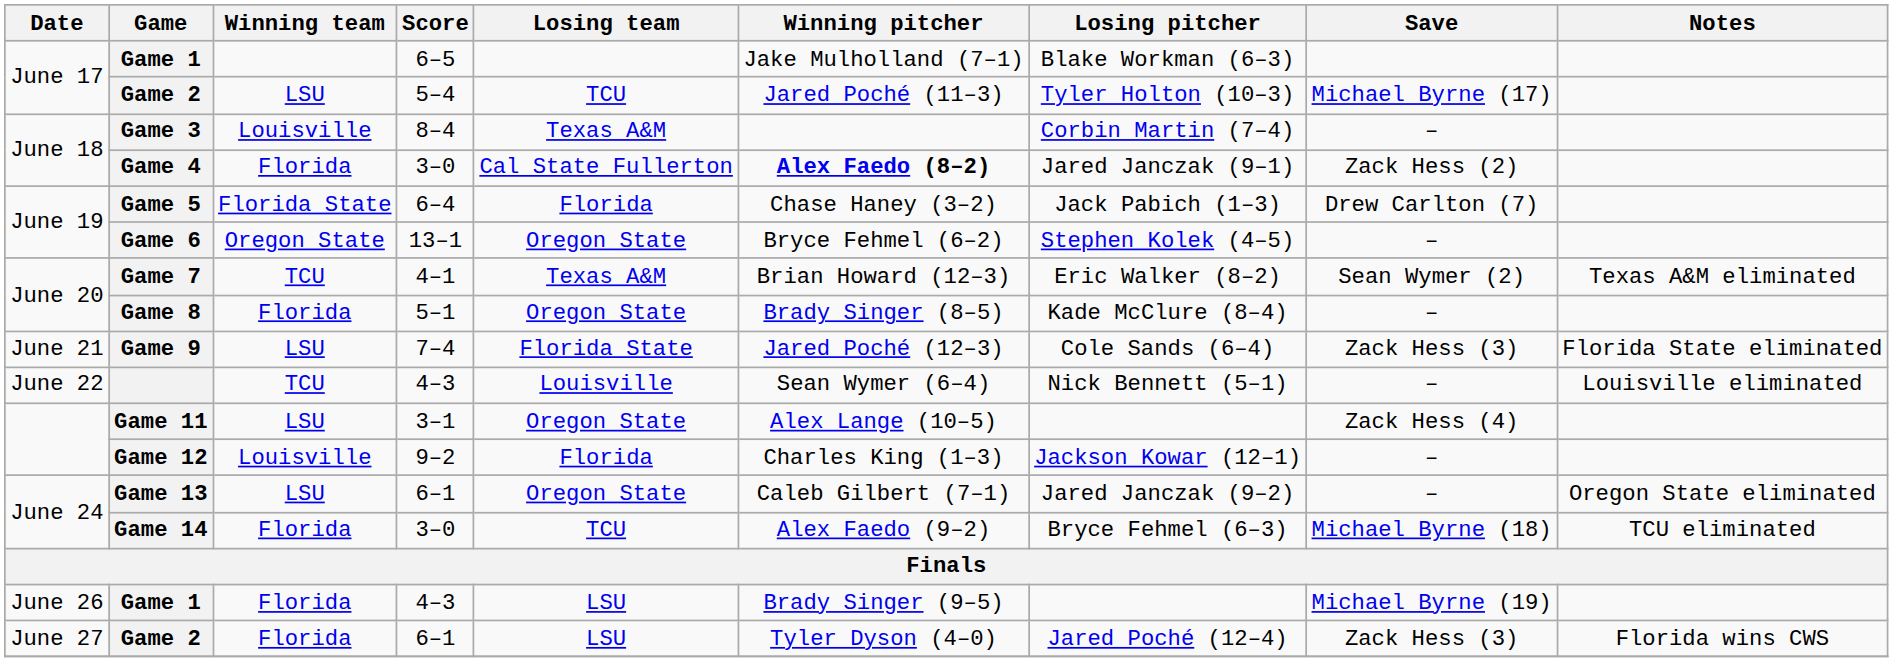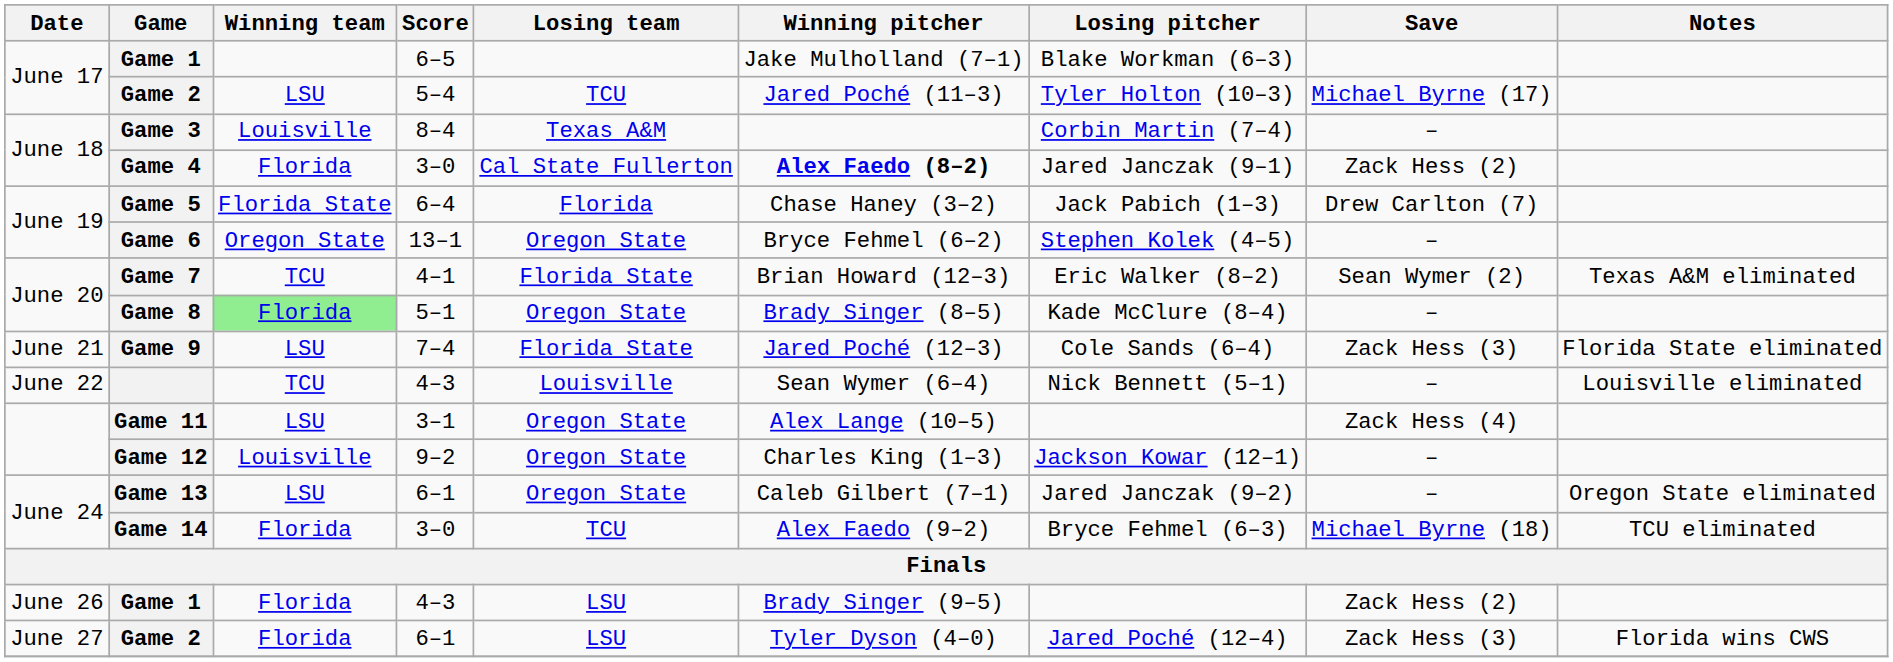(606, 277) Texas A&M -> (606, 277) Florida State
(305, 313) no background -> (305, 313) lightgreen background
(606, 458) Florida -> (606, 458) Oregon State
(1432, 603) Michael Byrne (19) -> (1432, 603) Zack Hess (2)
